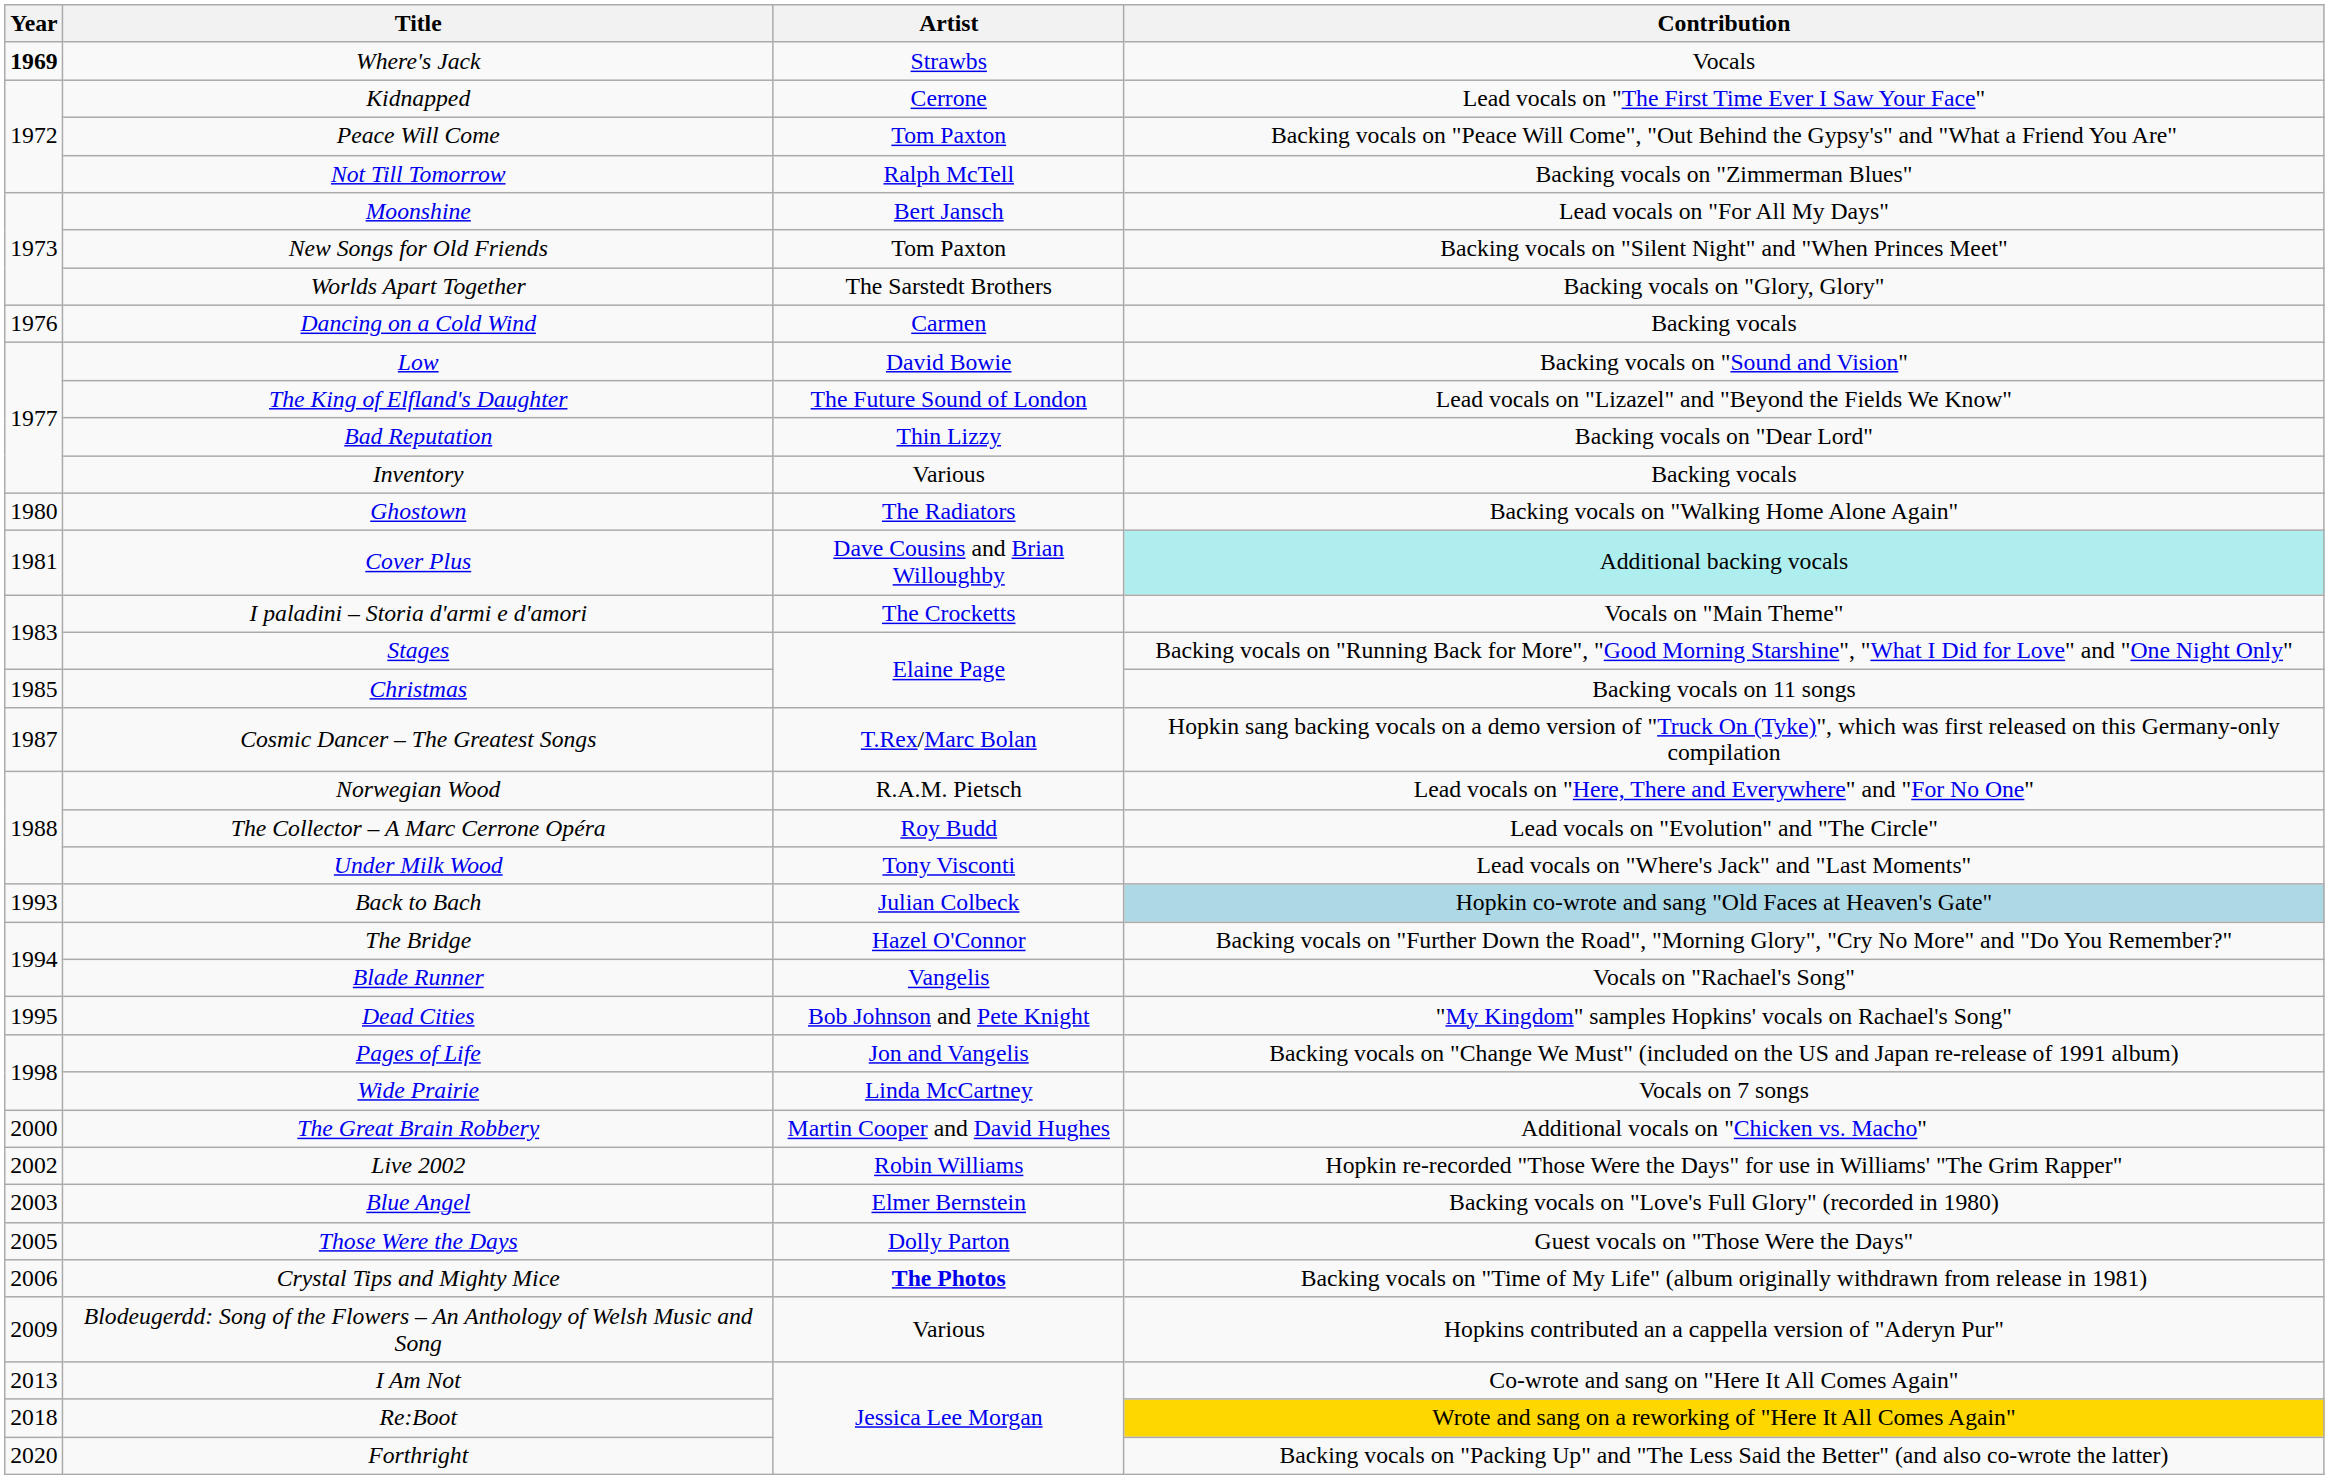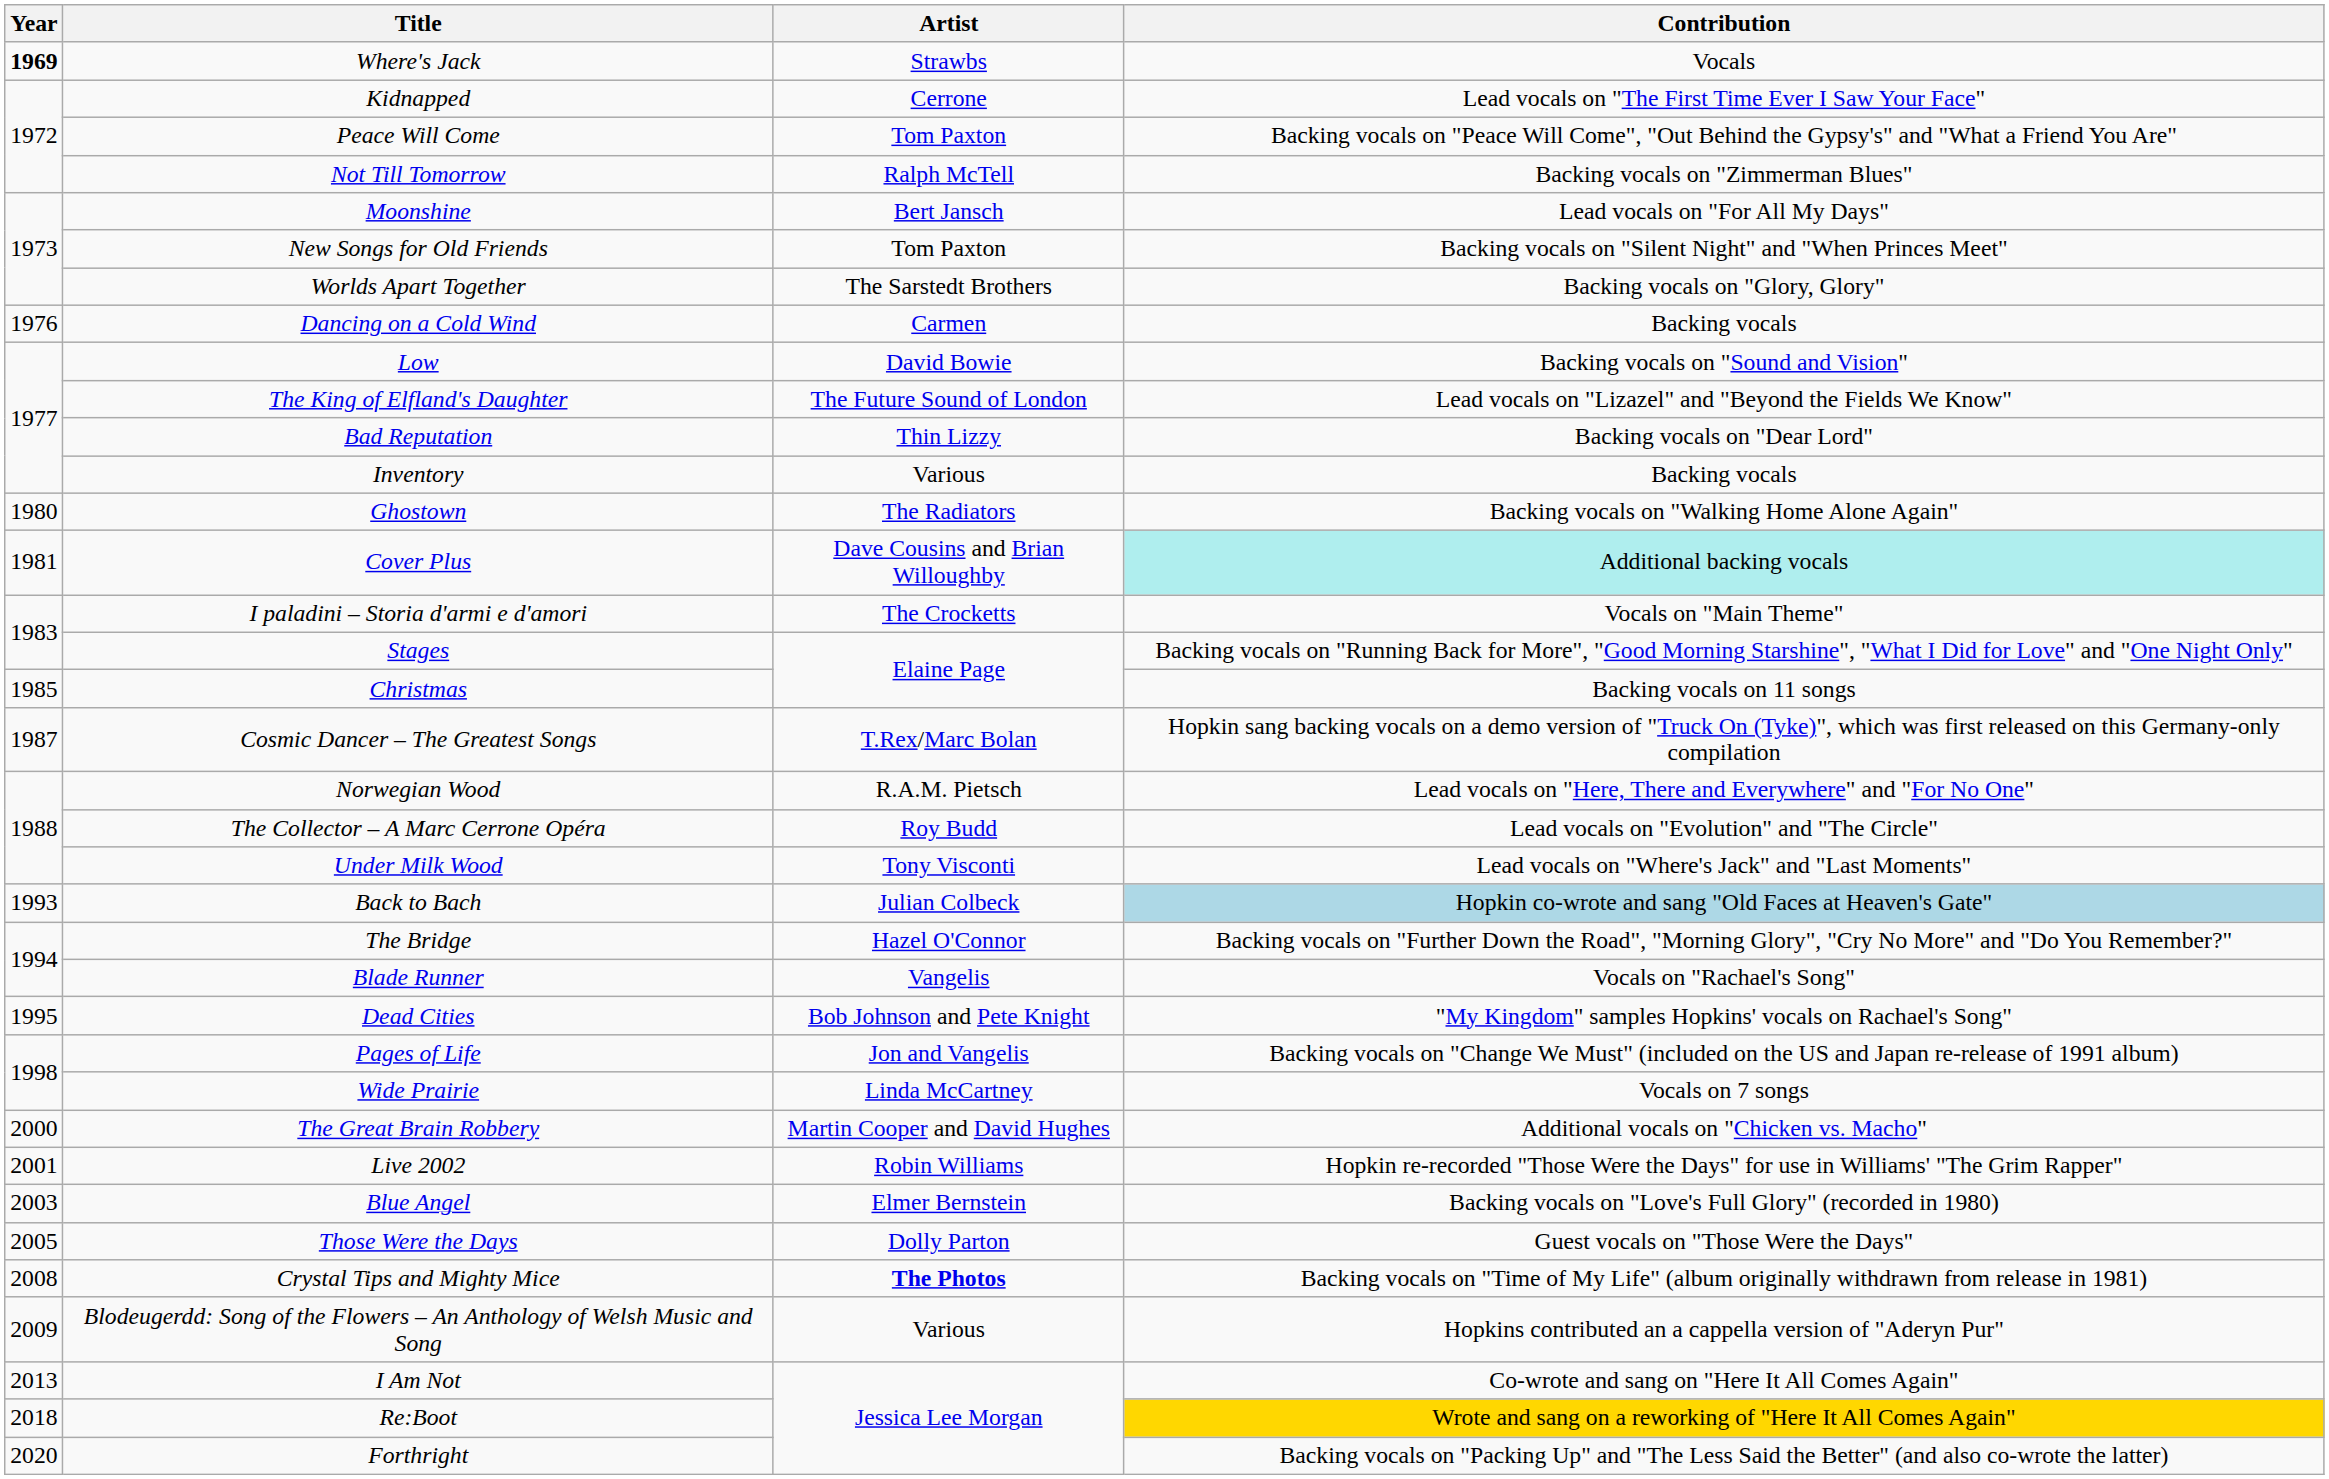(34, 1165) 2002 -> (34, 1165) 2001
(34, 1278) 2006 -> (34, 1278) 2008
